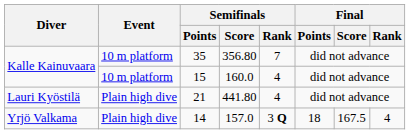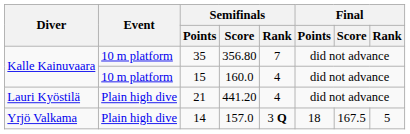(239, 97) 441.80 -> (239, 97) 441.20
(387, 118) 4 -> (387, 118) 5
